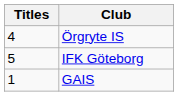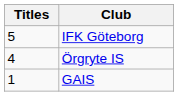rows swapped: (103, 58) <-> (93, 36)
